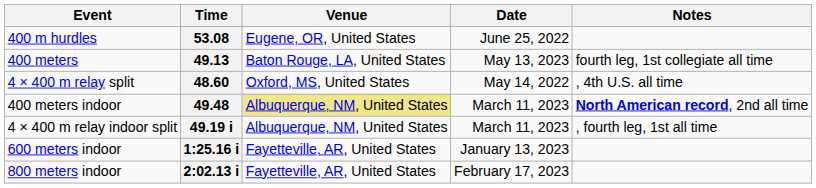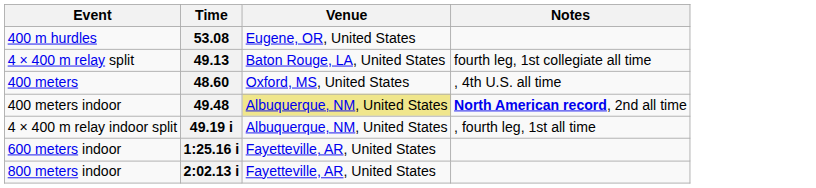- column: (512, 15)
(43, 60) 400 meters -> (71, 60) 4 × 400 m relay split
(71, 82) 4 × 400 m relay split -> (43, 82) 400 meters
